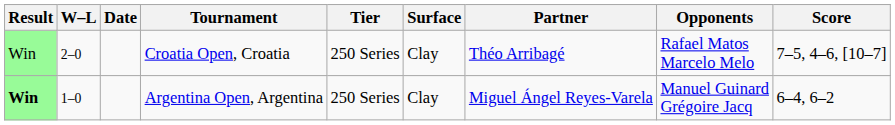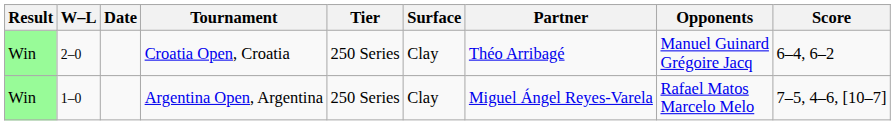(707, 52) Rafael Matos Marcelo Melo -> (715, 52) Manuel Guinard Grégoire Jacq
(831, 52) 7–5, 4–6, [10–7] -> (805, 52) 6–4, 6–2
(23, 97) bold -> (22, 97) normal
(715, 97) Manuel Guinard Grégoire Jacq -> (707, 97) Rafael Matos Marcelo Melo
(805, 97) 6–4, 6–2 -> (831, 97) 7–5, 4–6, [10–7]
